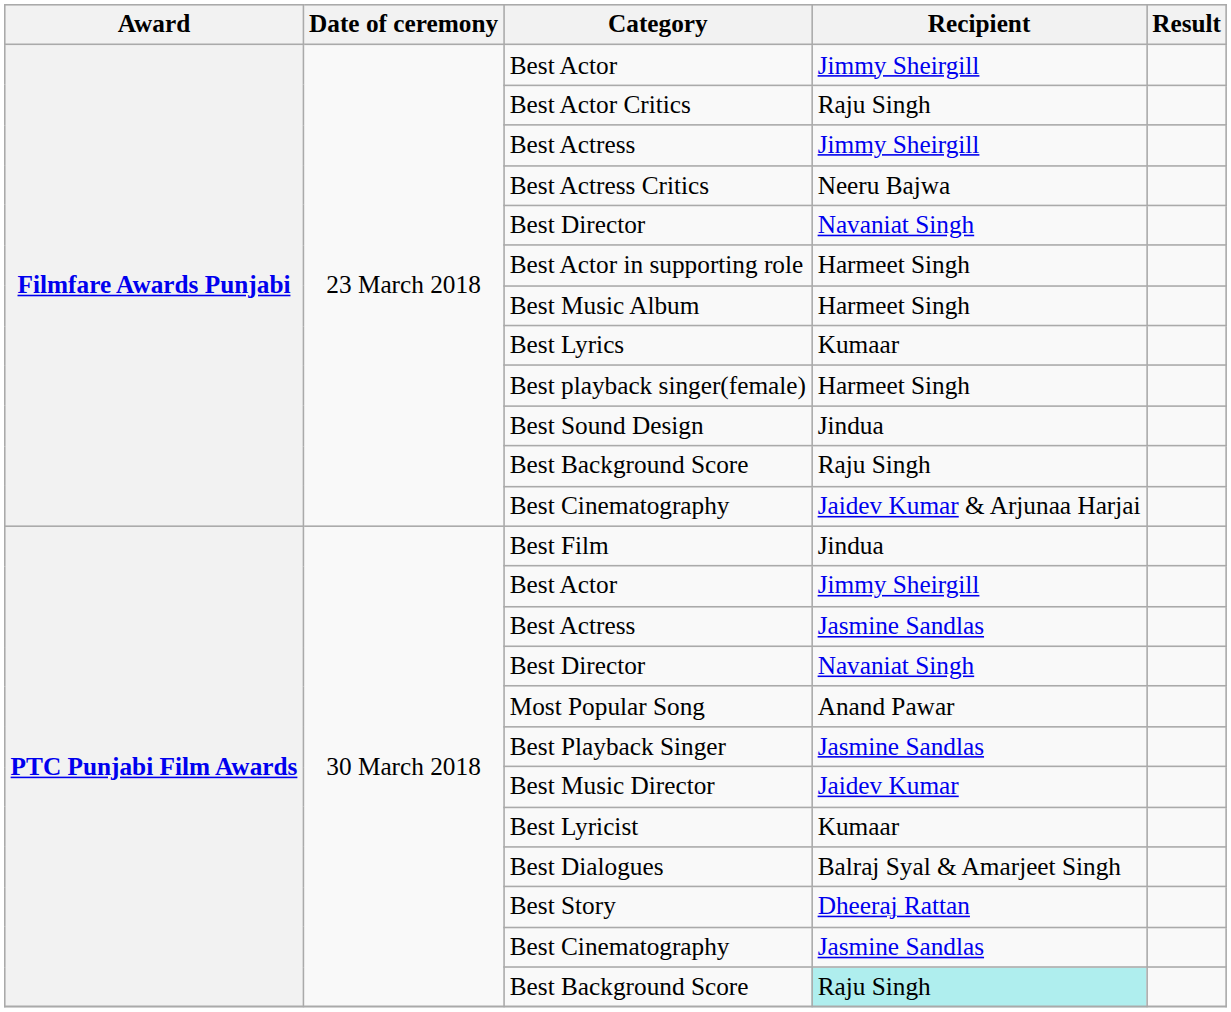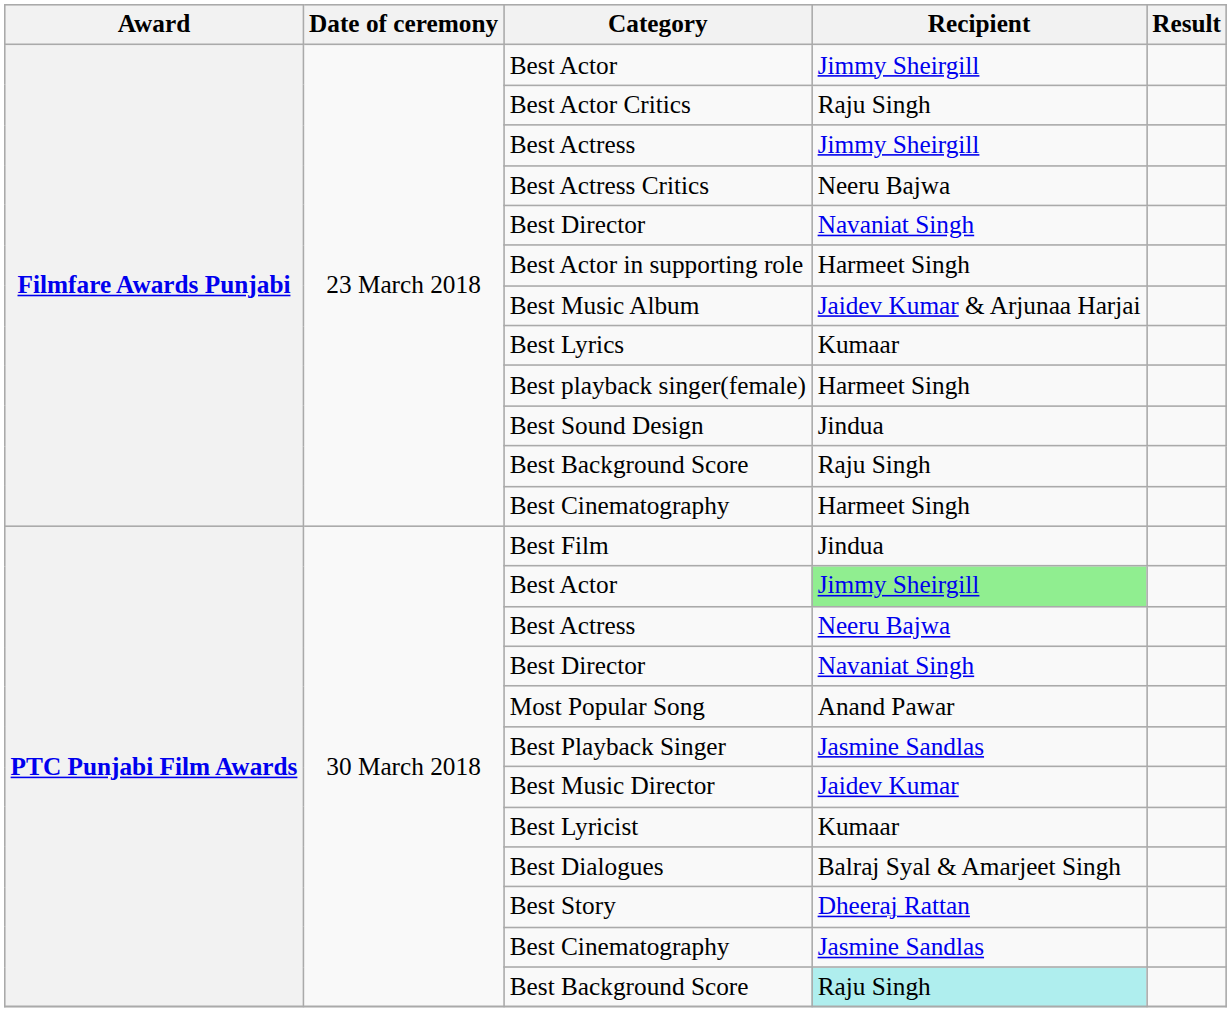(894, 305) Harmeet Singh -> (979, 305) Jaidev Kumar & Arjunaa Harjai
(979, 505) Jaidev Kumar & Arjunaa Harjai -> (894, 505) Harmeet Singh
(899, 585) no background -> (899, 585) lightgreen background
(901, 625) Jasmine Sandlas -> (884, 625) Neeru Bajwa
